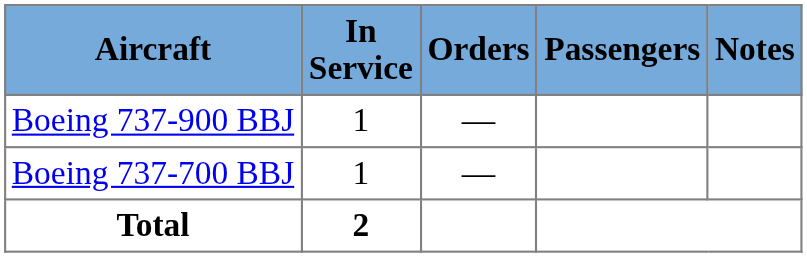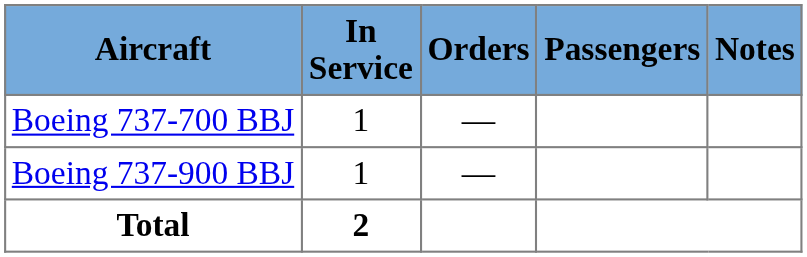rows swapped: (153, 172) <-> (153, 120)
